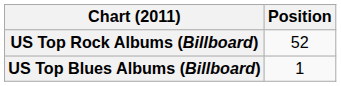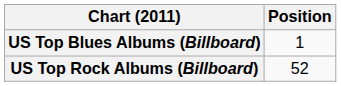rows swapped: (134, 68) <-> (134, 42)
